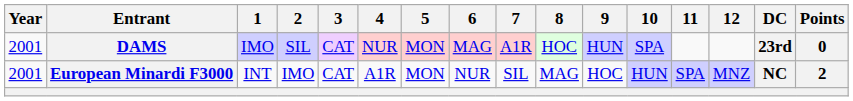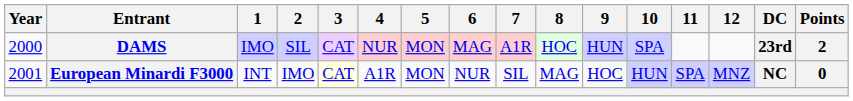(25, 46) 2001 -> (25, 46) 2000
(822, 46) 0 -> (822, 46) 2
(338, 74) no background -> (338, 74) lightyellow background
(822, 74) 2 -> (822, 74) 0
